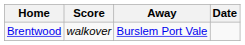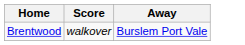- column: (225, 13)
